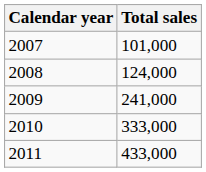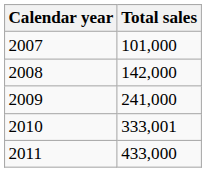(149, 72) 124,000 -> (149, 72) 142,000
(149, 126) 333,000 -> (149, 126) 333,001
